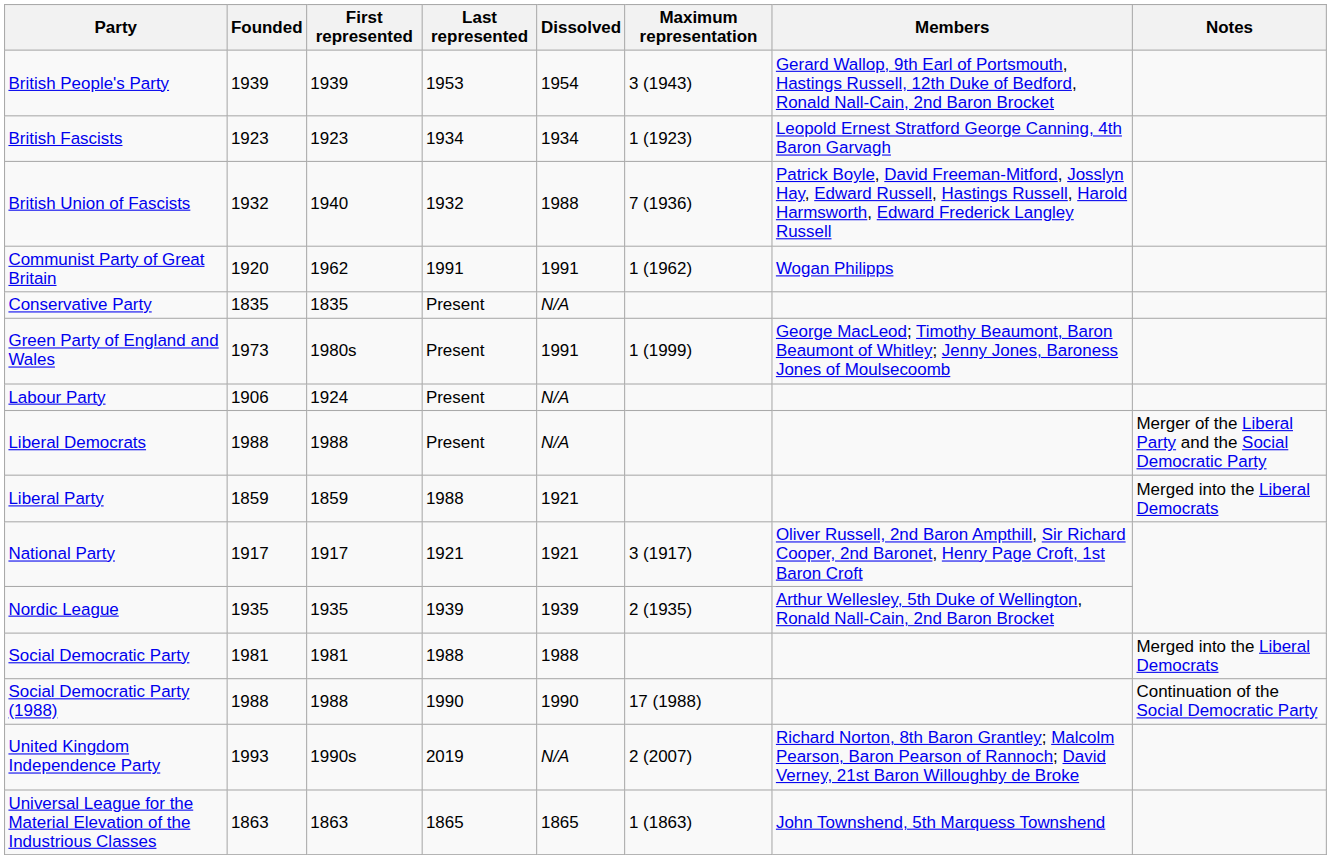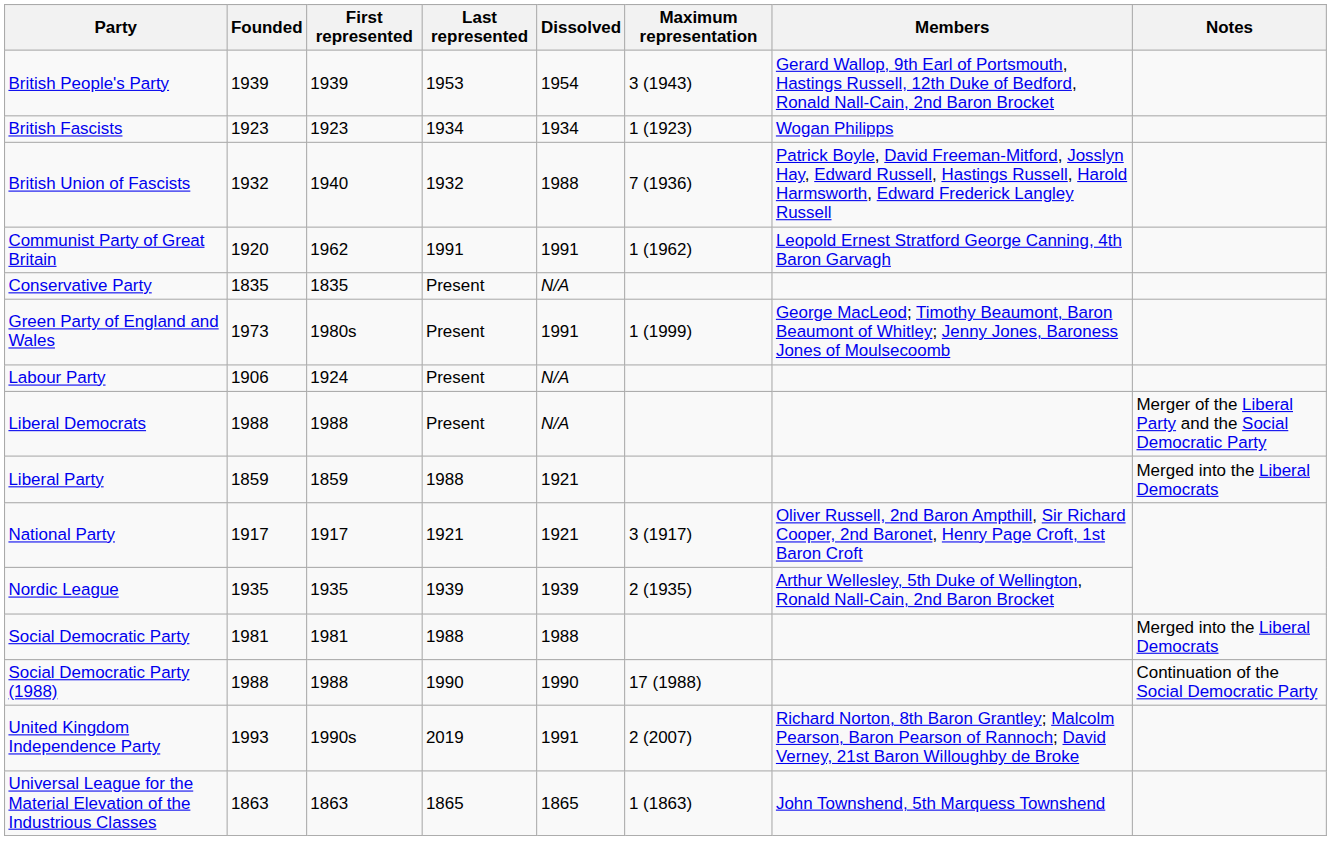(949, 138) Leopold Ernest Stratford George Canning, 4th Baron Garvagh -> (835, 128) Wogan Philipps
(835, 268) Wogan Philipps -> (949, 249) Leopold Ernest Stratford George Canning, 4th Baron Garvagh
(555, 757) N/A -> (560, 737) 1991
